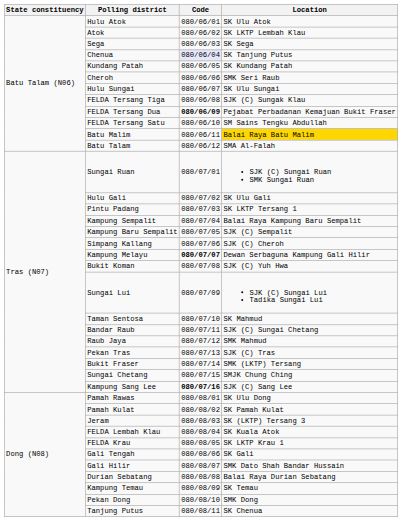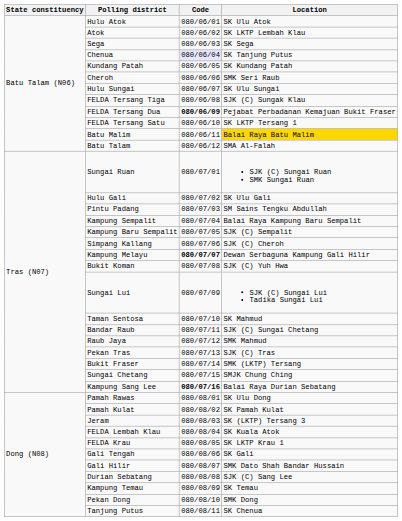(275, 123) SM Sains Tengku Abdullah -> (260, 123) SK LKTP Tersang 1
(260, 210) SK LKTP Tersang 1 -> (275, 210) SM Sains Tengku Abdullah
(258, 387) SJK (C) Sang Lee -> (279, 387) Balai Raya Durian Sebatang
(279, 477) Balai Raya Durian Sebatang -> (258, 477) SJK (C) Sang Lee
